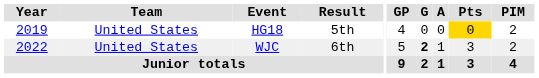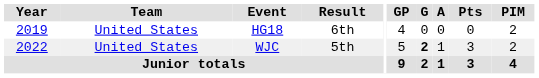(343, 30) 5th -> (343, 30) 6th
(470, 30) gold background -> (470, 30) no background
(343, 47) 6th -> (343, 47) 5th
